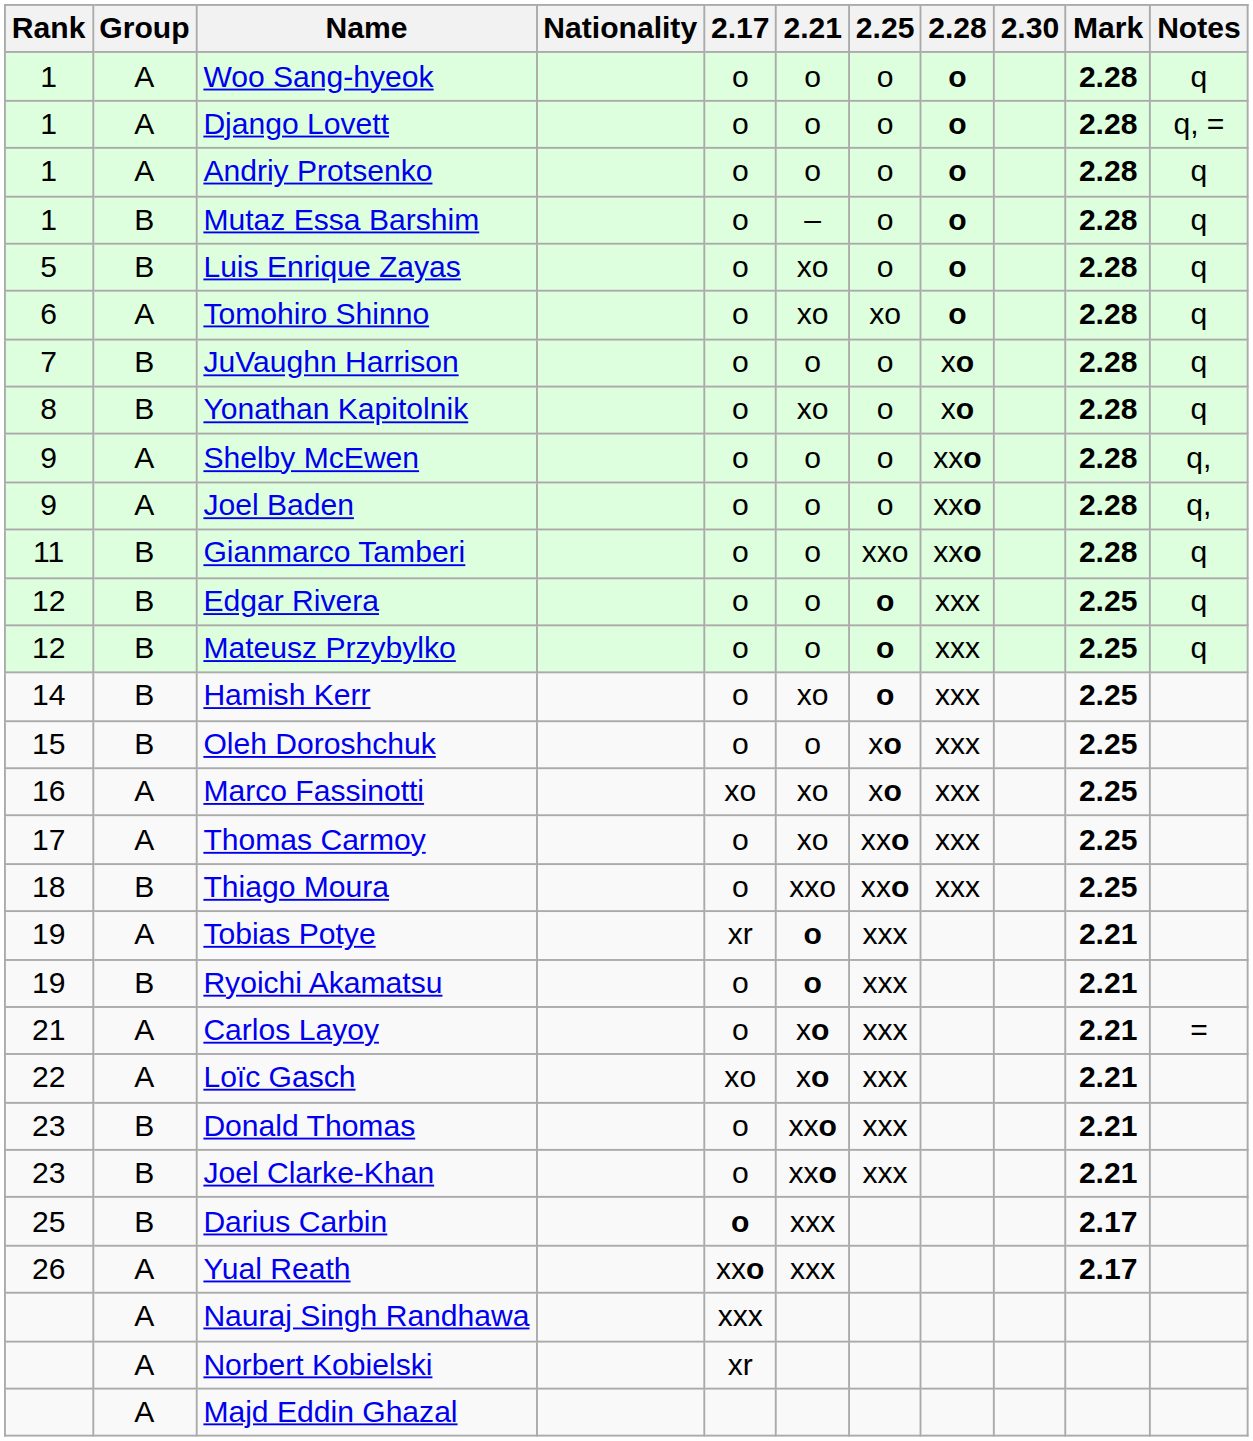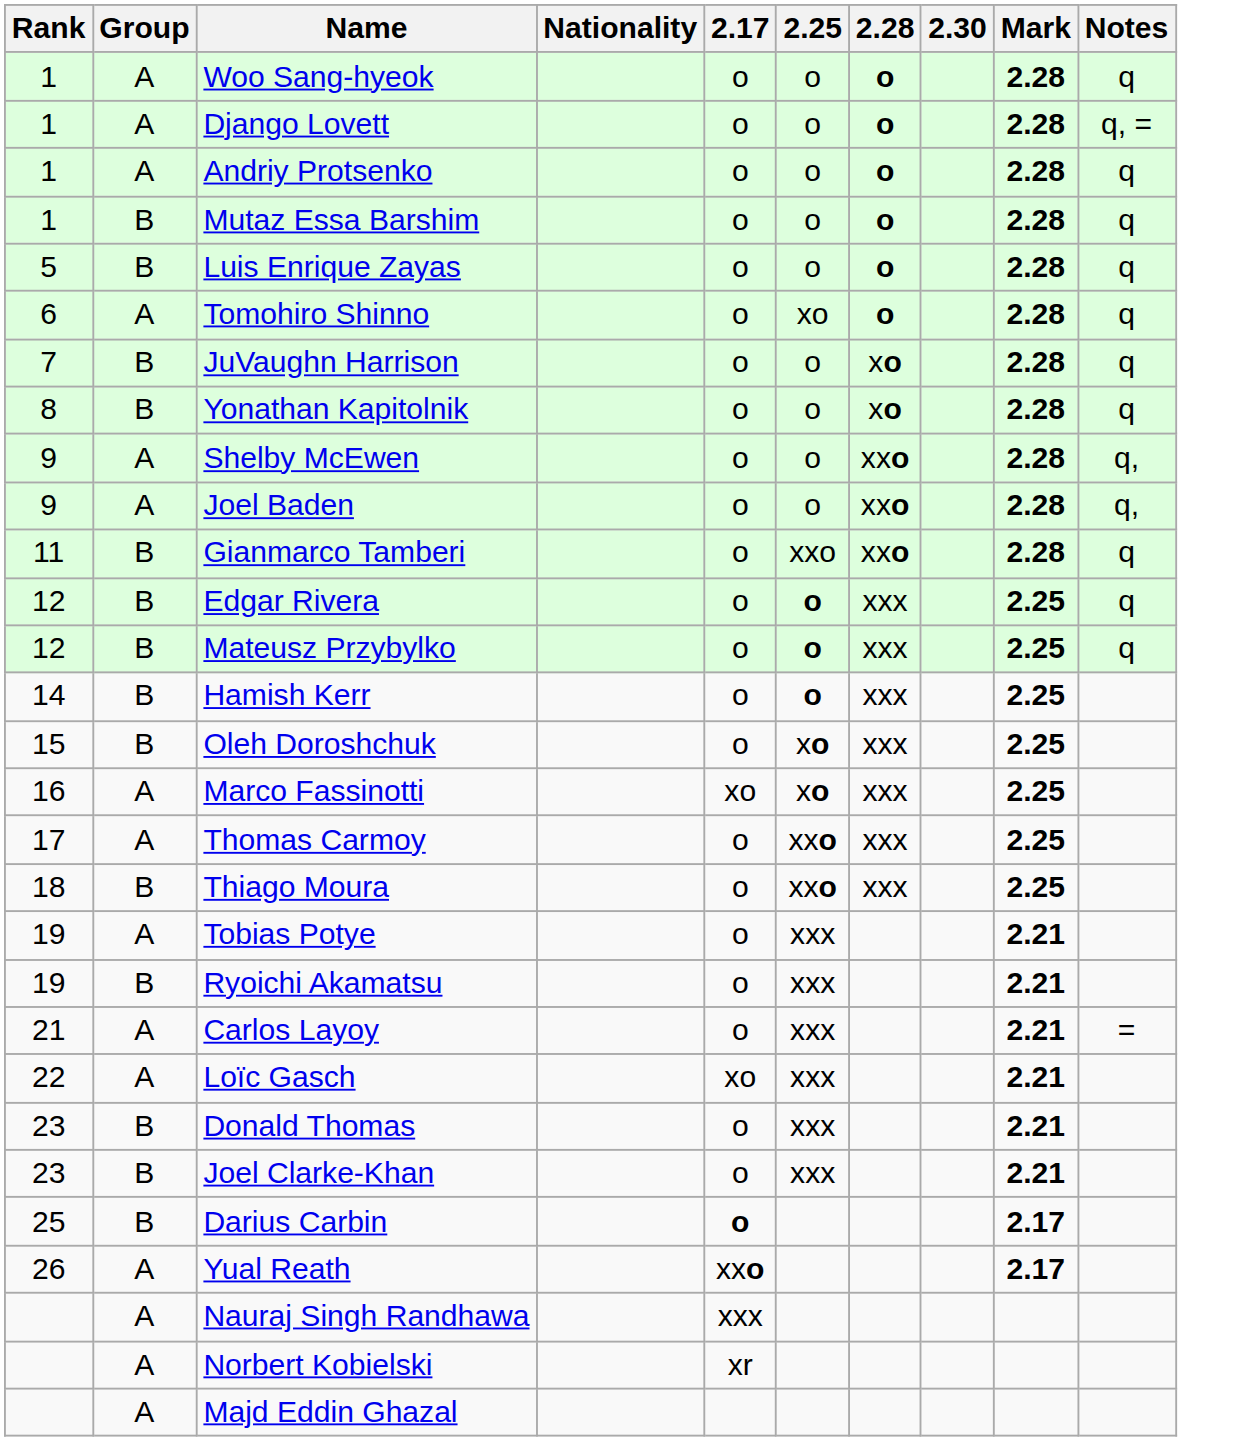- column: (813, 28)
(740, 934) xr -> (740, 934) o
